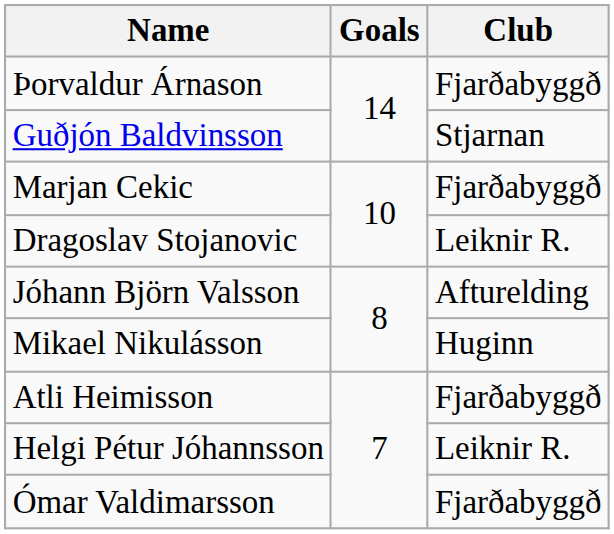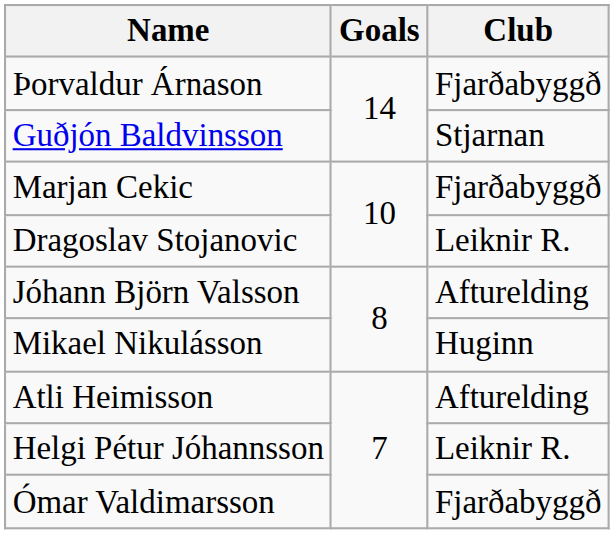(518, 396) Fjarðabyggð -> (512, 396) Afturelding
